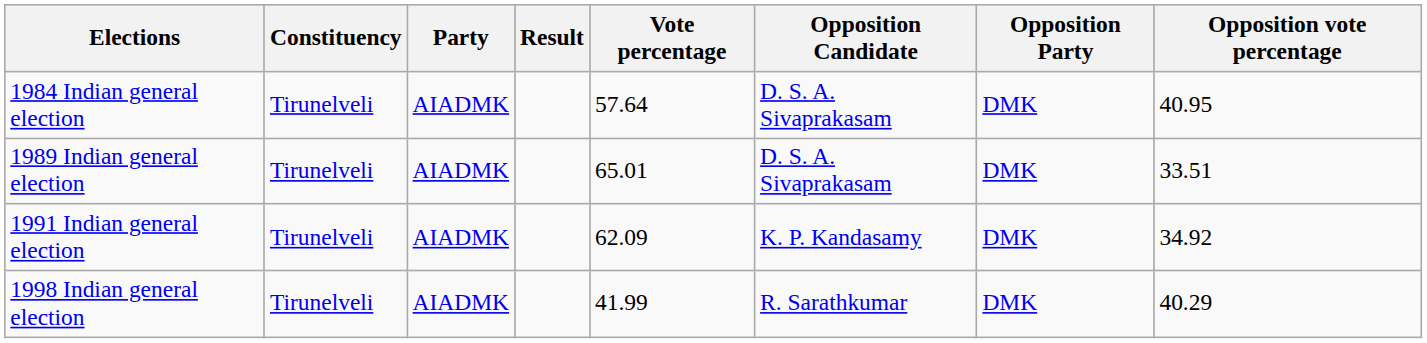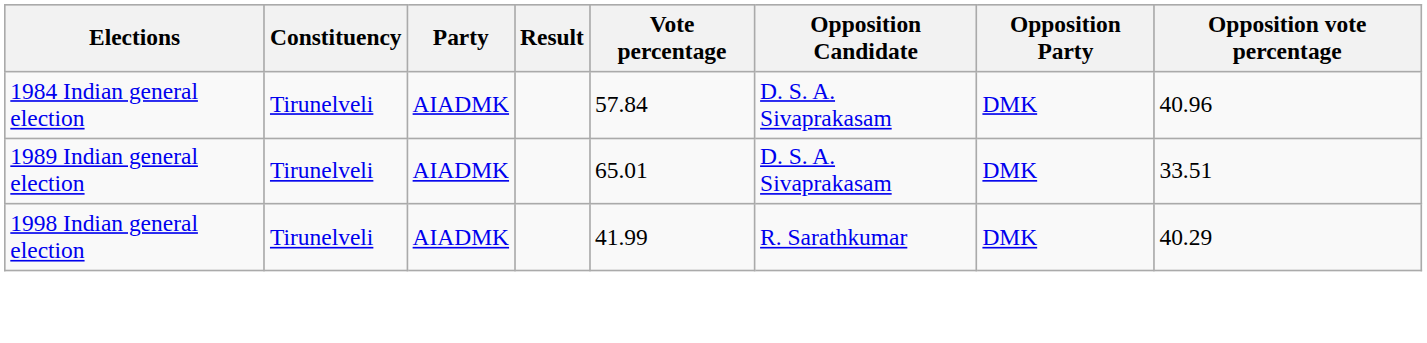(621, 104) 57.64 -> (621, 104) 57.84
(1186, 104) 40.95 -> (1186, 104) 40.96
- row: (104, 237)
